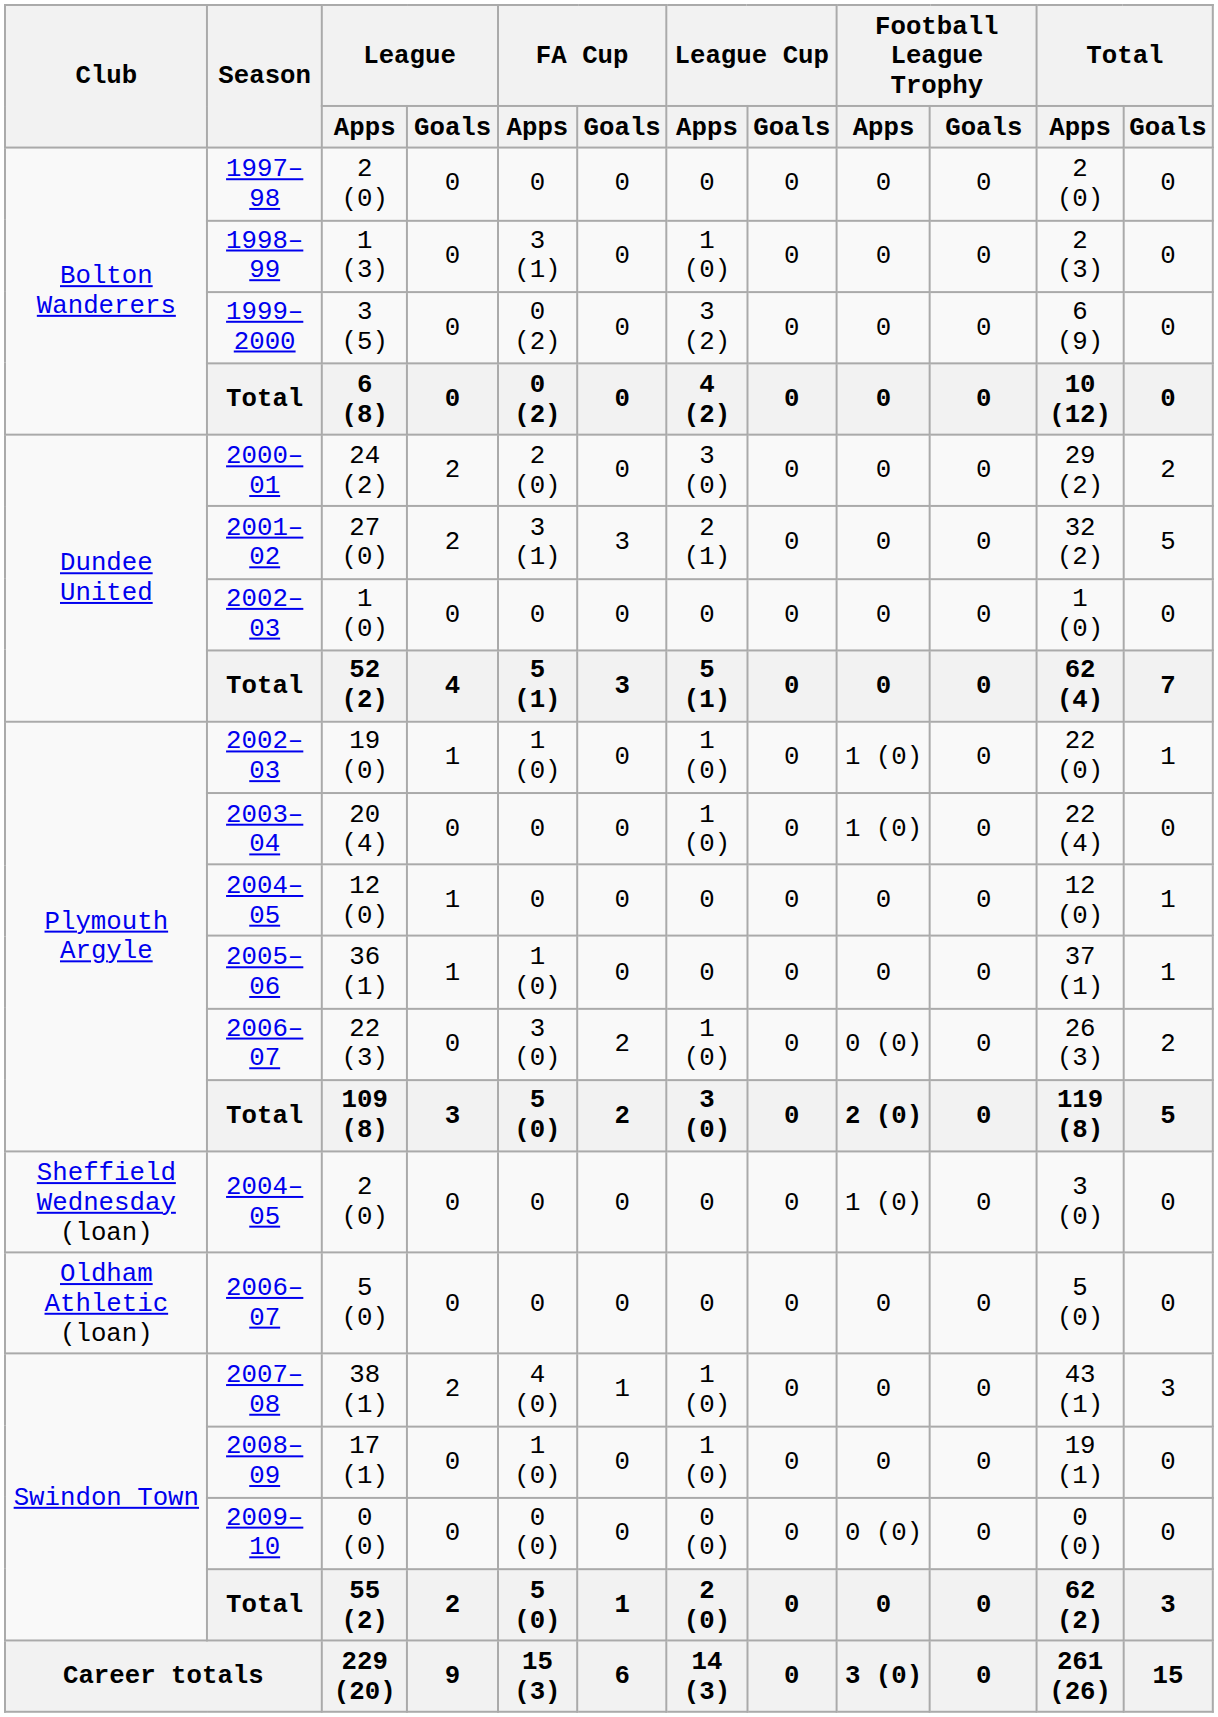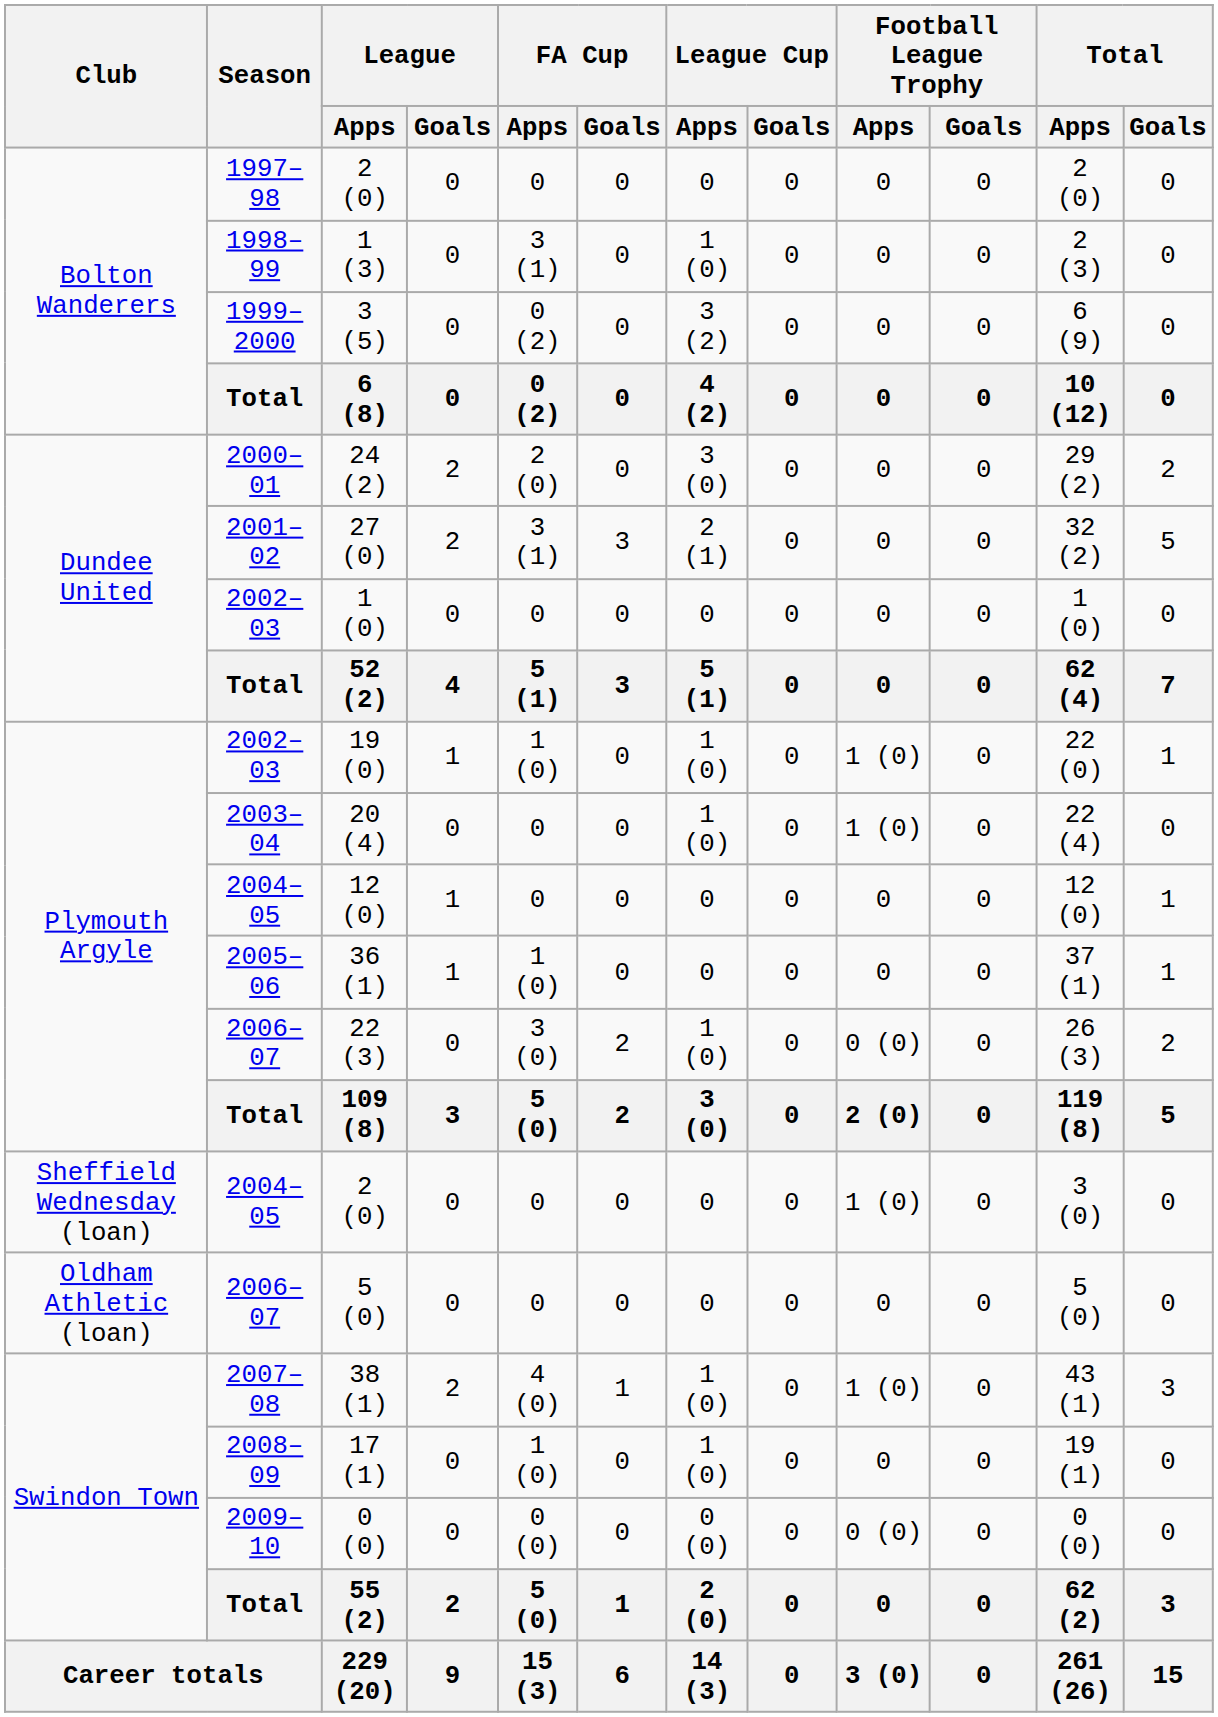(884, 1390) 0 -> (884, 1390) 1 (0)
